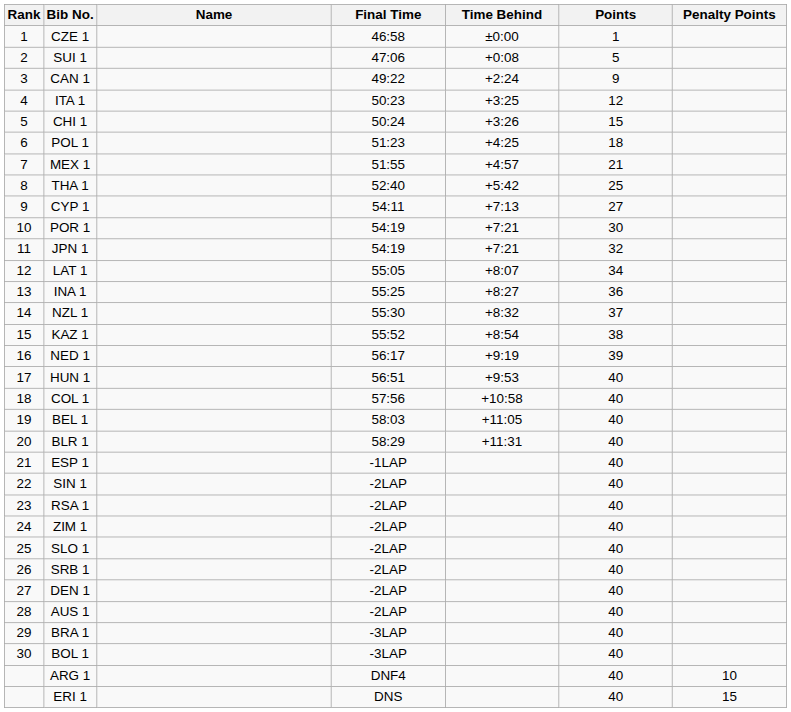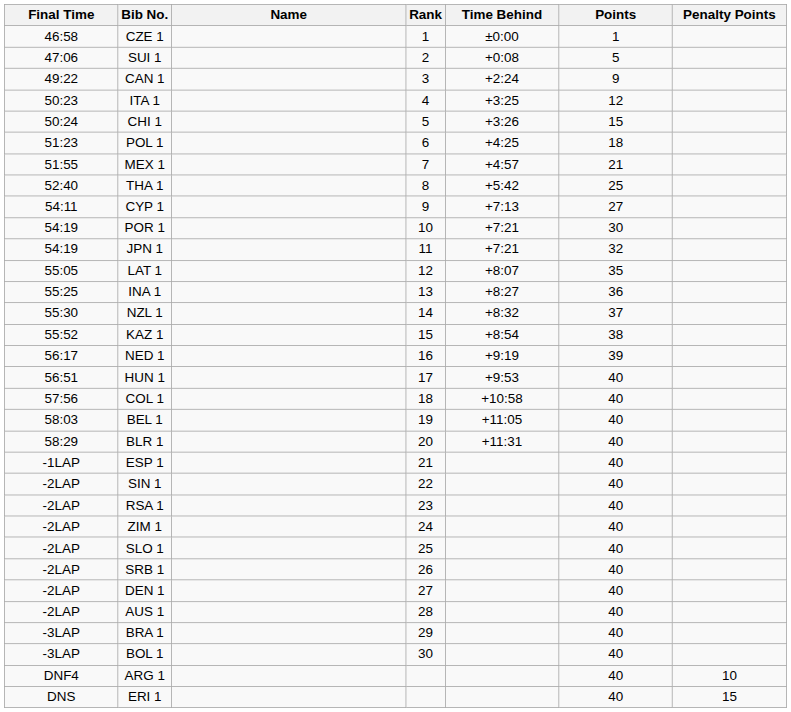columns swapped: (24, 15) <-> (388, 15)
(616, 270) 34 -> (616, 270) 35
